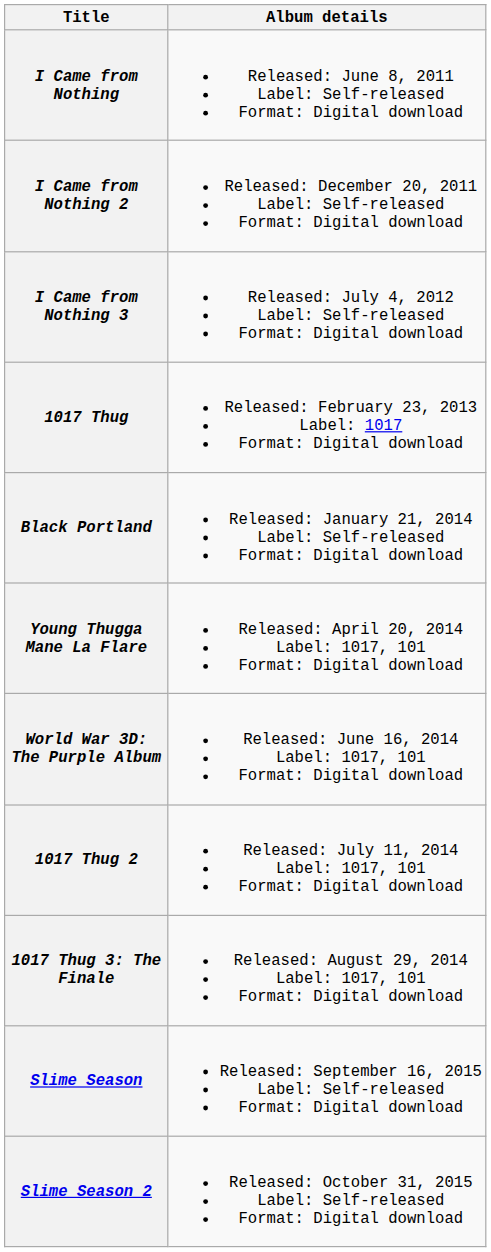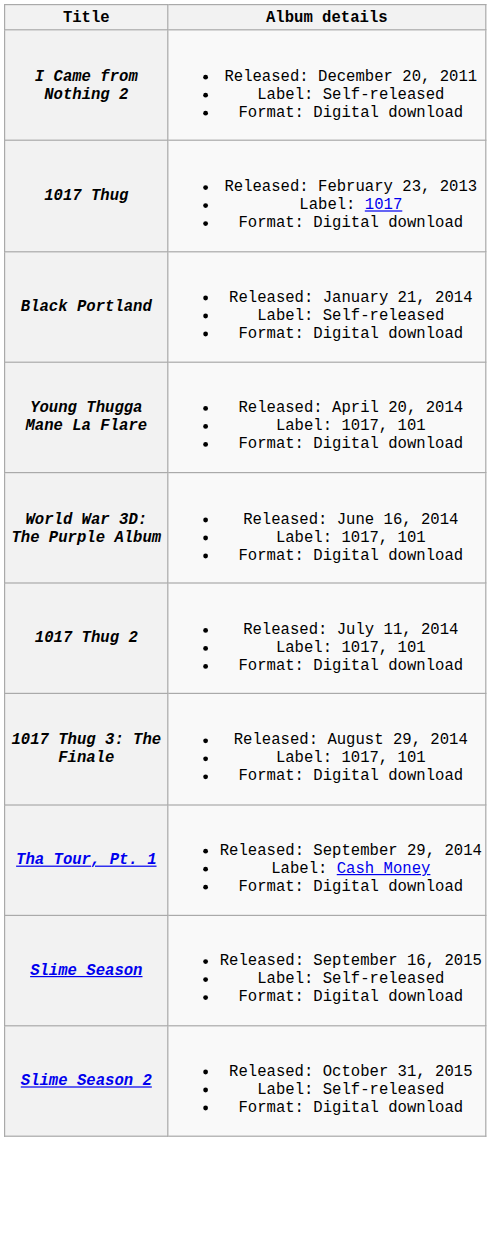- row: (86, 85)
- row: (86, 307)
+ row: (86, 860)
